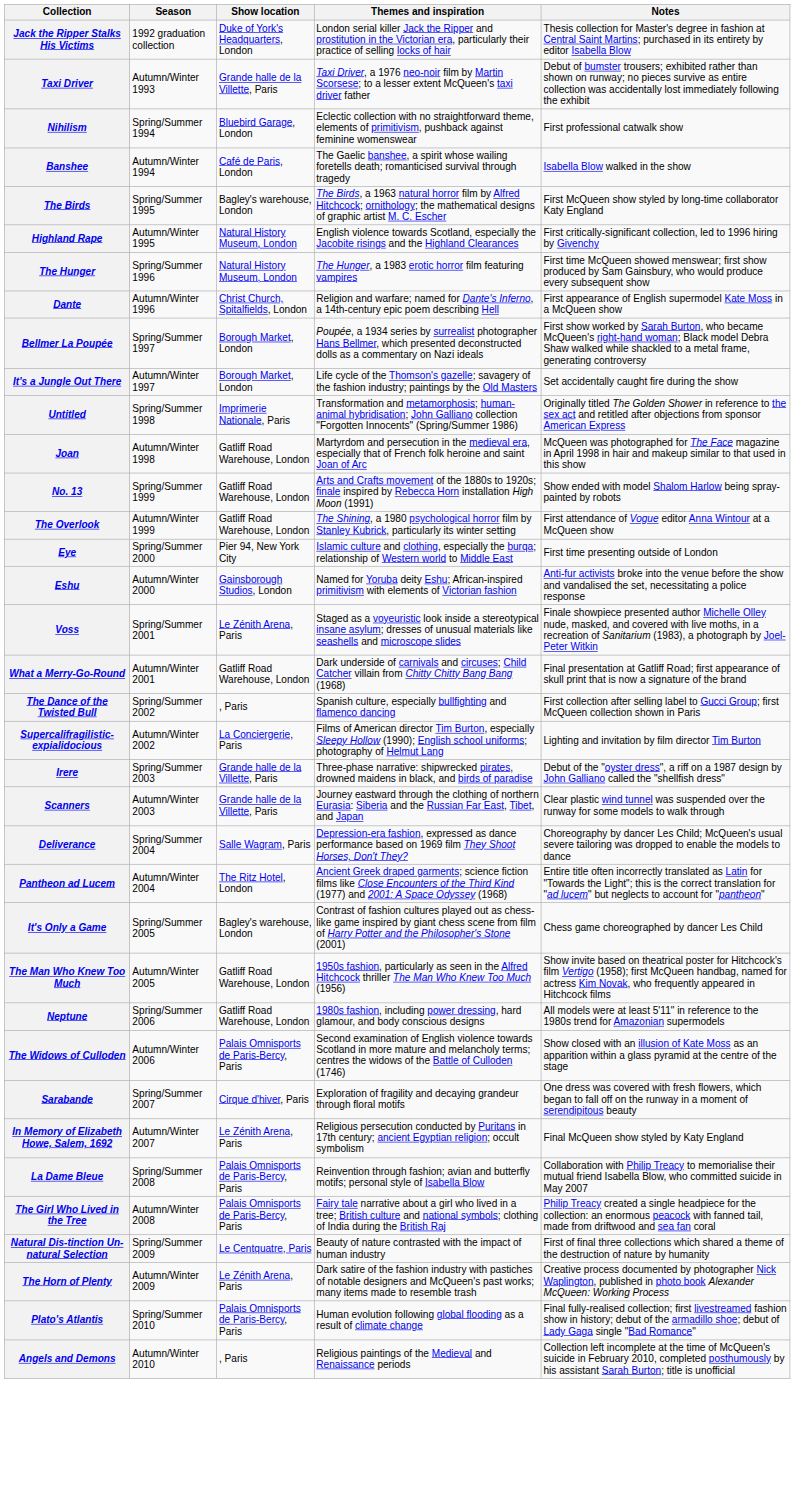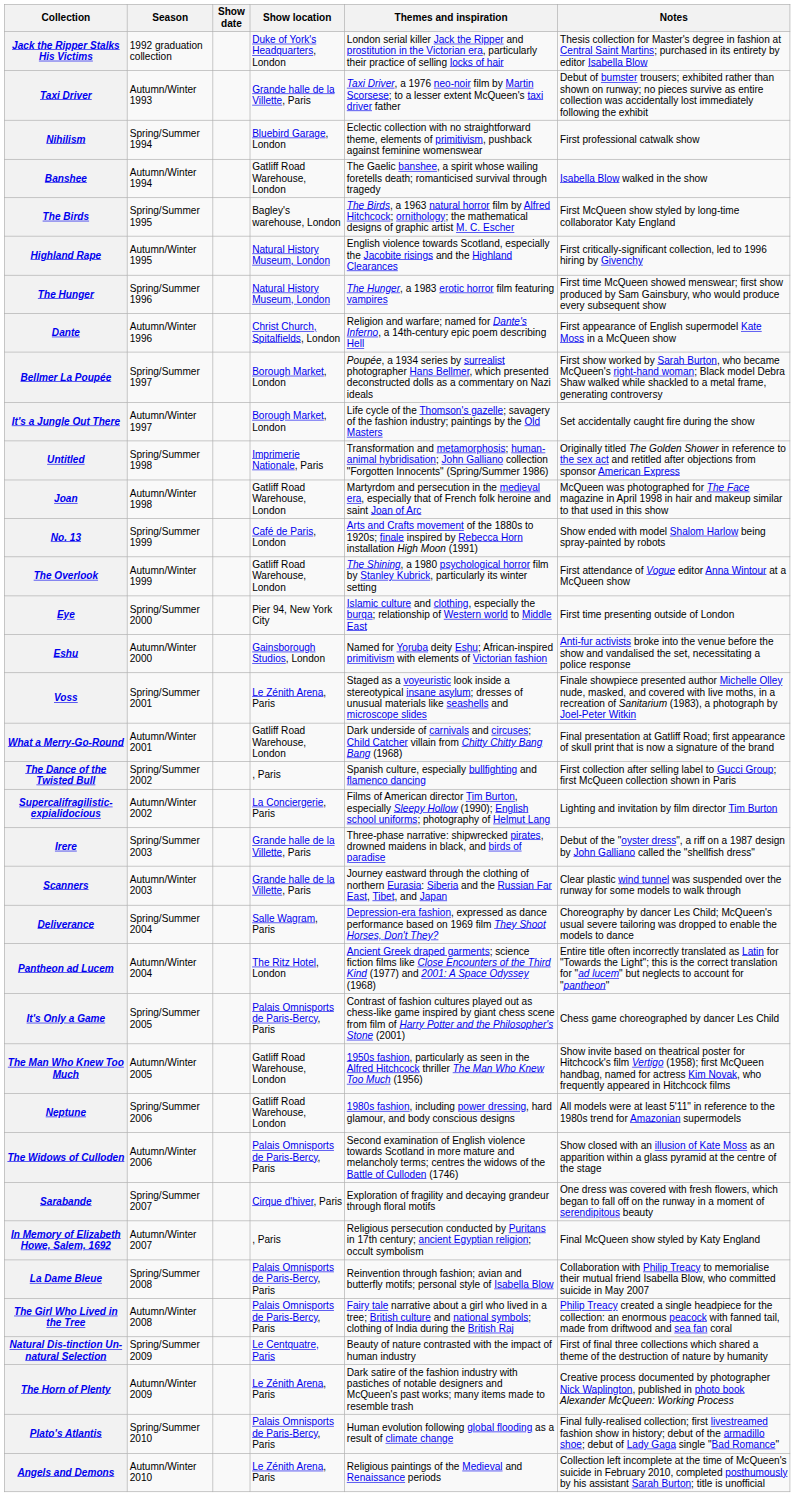+ column: (231, 18)
(251, 167) Café de Paris, London -> (279, 178) Gatliff Road Warehouse, London
(264, 492) Gatliff Road Warehouse, London -> (284, 537) Café de Paris, London
(265, 928) Bagley's warehouse, London -> (293, 1018) Palais Omnisports de Paris-Bercy, Paris
(256, 1138) Le Zénith Arena, Paris -> (266, 1240) , Paris
(233, 1359) , Paris -> (289, 1472) Le Zénith Arena, Paris
